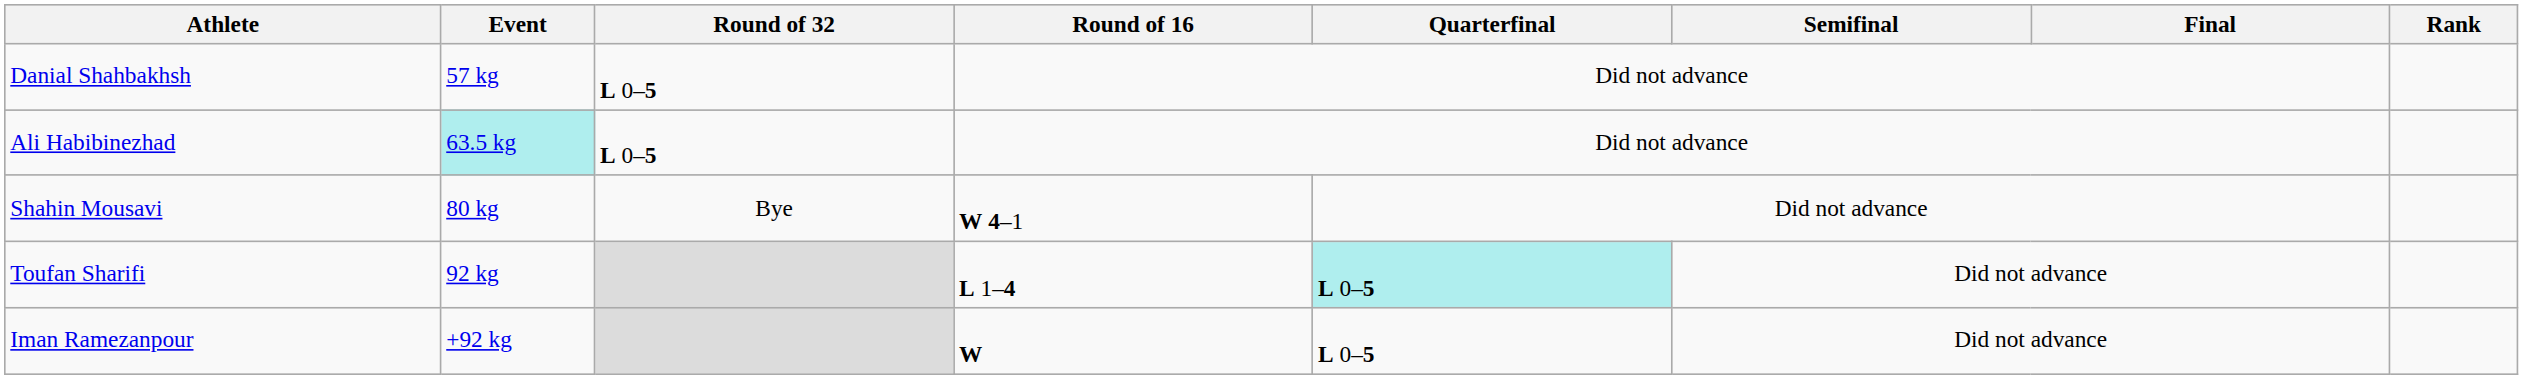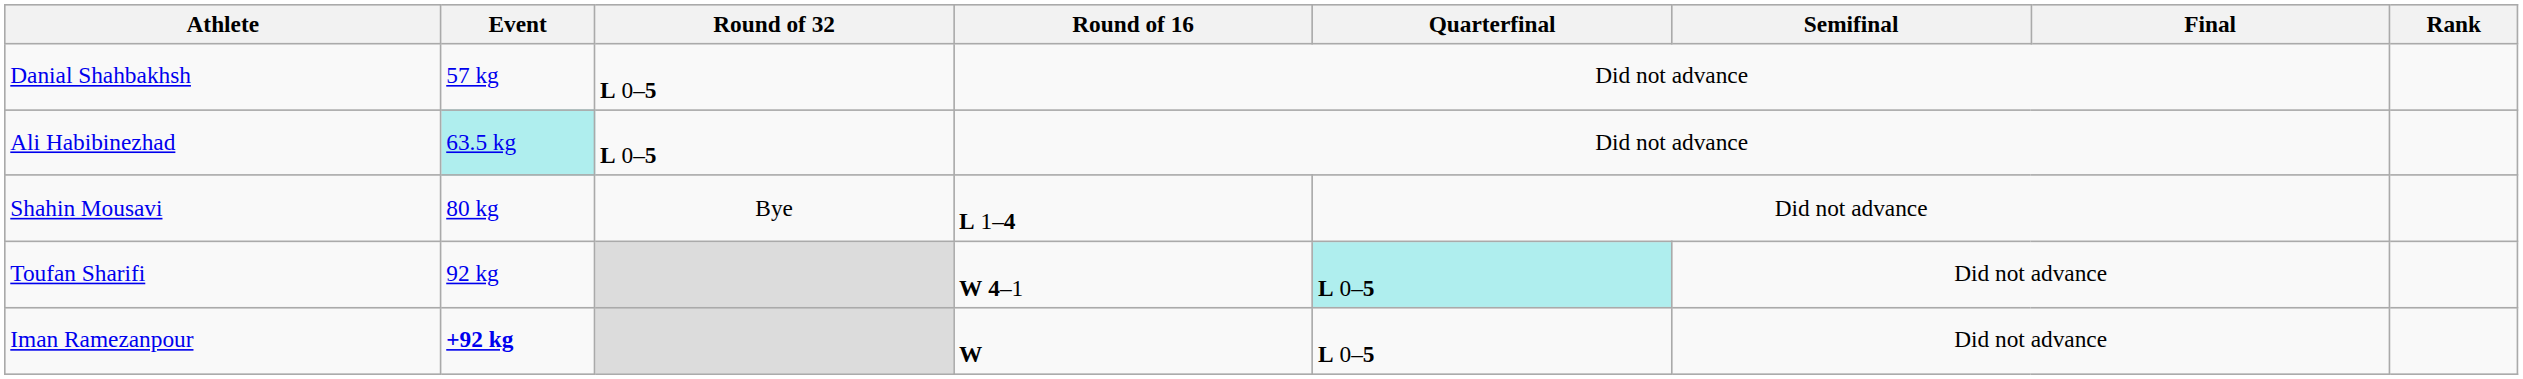(991, 222) W 4–1 -> (987, 222) L 1–4
(987, 288) L 1–4 -> (991, 288) W 4–1
(479, 340) normal -> (480, 340) bold
